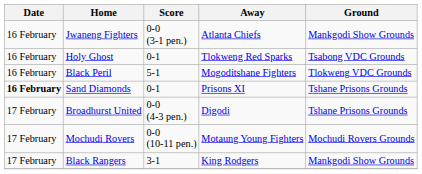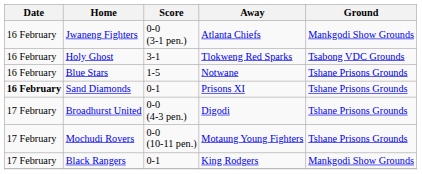(153, 56) 0-1 -> (153, 56) 3-1
+ row: (87, 72)
- row: (89, 72)
(361, 138) Mochudi Rovers Grounds -> (358, 138) Tshane Prisons Grounds
(153, 160) 3-1 -> (153, 160) 0-1
